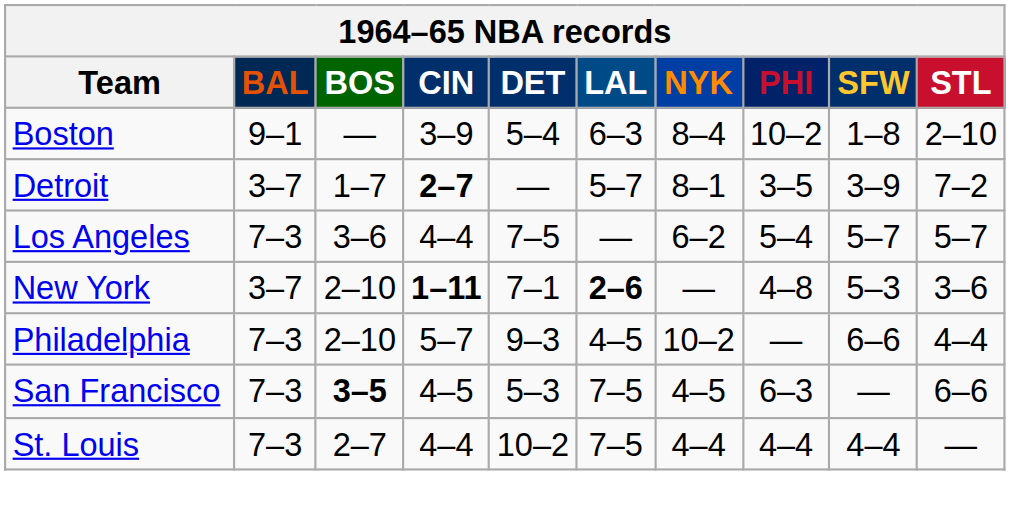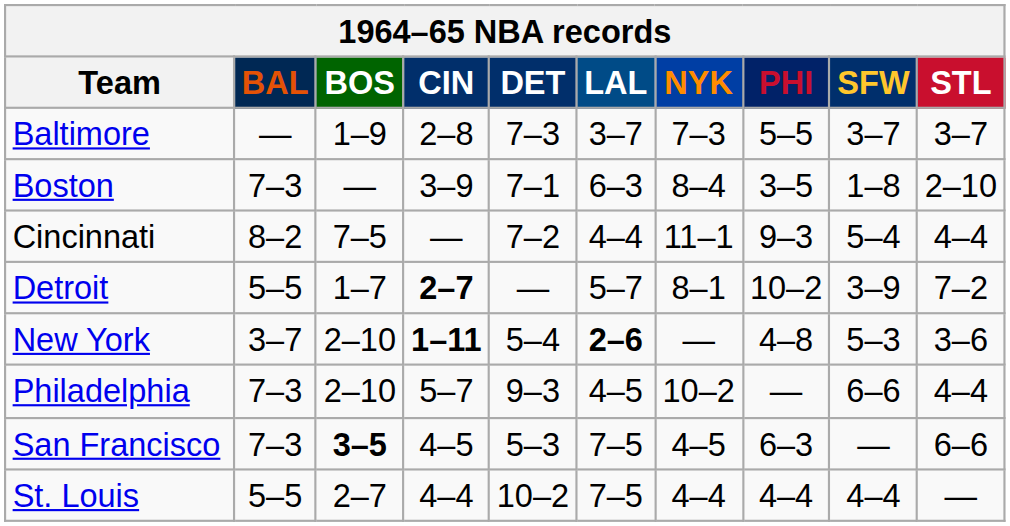+ row: (81, 134)
(275, 134) 9–1 -> (275, 185) 7–3
(533, 134) 5–4 -> (533, 185) 7–1
(786, 134) 10–2 -> (786, 185) 3–5
+ row: (84, 237)
(275, 185) 3–7 -> (275, 288) 5–5
(786, 185) 3–5 -> (786, 288) 10–2
- row: (101, 237)
(533, 288) 7–1 -> (533, 340) 5–4
(275, 443) 7–3 -> (275, 494) 5–5
